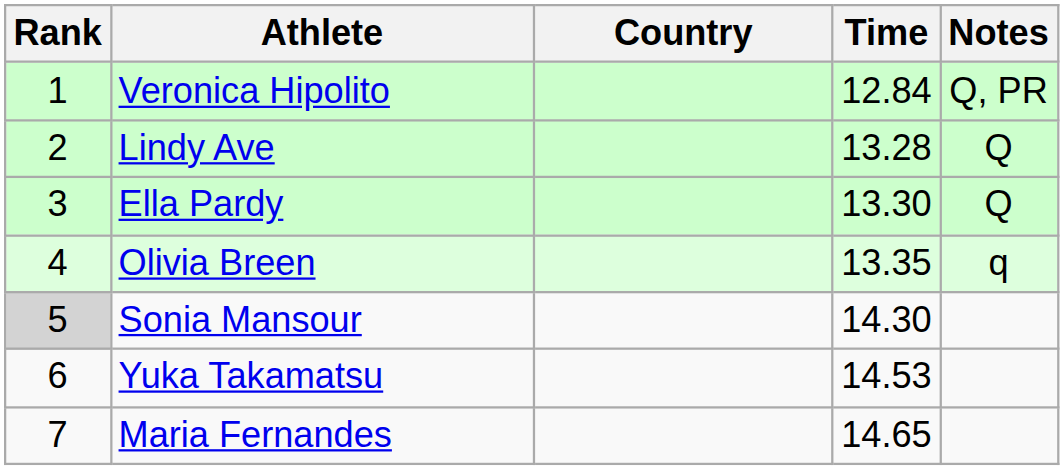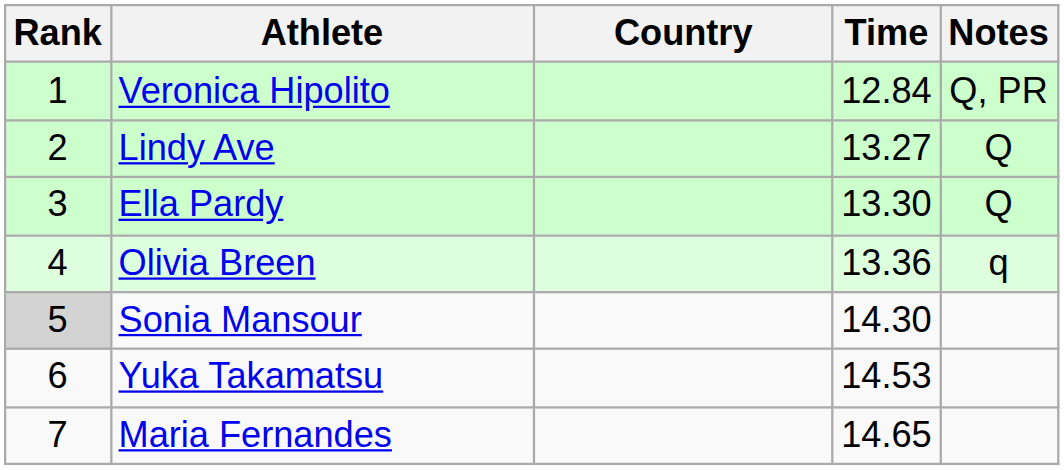(886, 147) 13.28 -> (886, 147) 13.27
(886, 262) 13.35 -> (886, 262) 13.36
